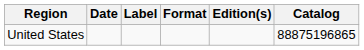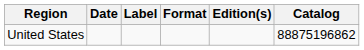(316, 34) 88875196865 -> (316, 34) 88875196862
